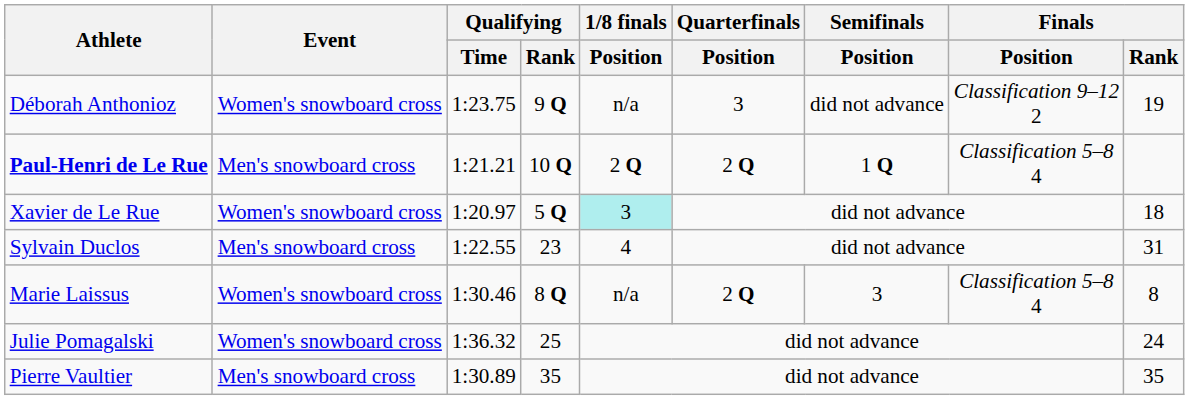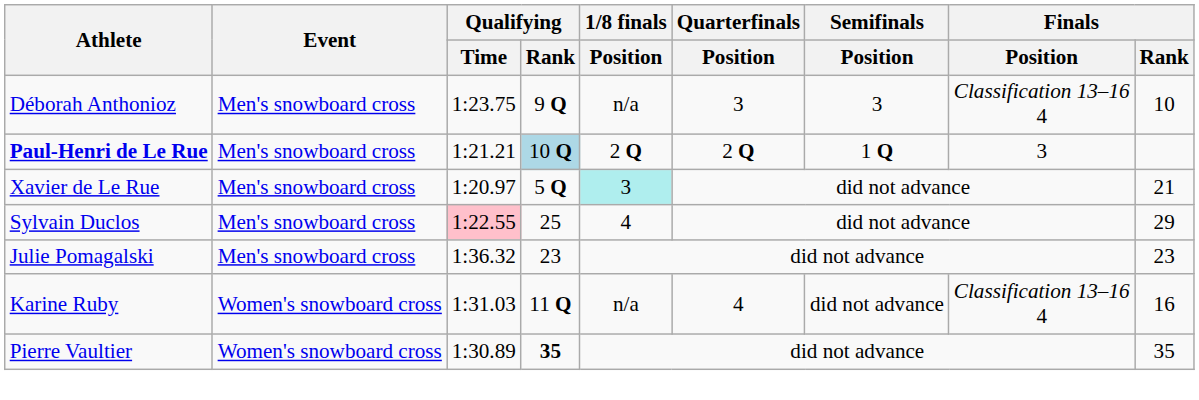(330, 104) Women's snowboard cross -> (316, 104) Men's snowboard cross
(877, 104) did not advance -> (877, 104) 3
(1036, 104) Classification 9–12 2 -> (1042, 104) Classification 13–16 4
(1154, 104) 19 -> (1164, 104) 10
(550, 164) no background -> (550, 152) lightblue background
(1036, 164) Classification 5–8 4 -> (1042, 152) 3
(330, 211) Women's snowboard cross -> (316, 186) Men's snowboard cross
(1154, 211) 18 -> (1164, 186) 21
(484, 246) no background -> (484, 221) pink background
(550, 246) 23 -> (550, 221) 25
(1154, 246) 31 -> (1164, 221) 29
- row: (69, 294)
(330, 341) Women's snowboard cross -> (316, 256) Men's snowboard cross
(550, 341) 25 -> (550, 256) 23
(1154, 341) 24 -> (1164, 256) 23
+ row: (64, 304)
(316, 376) Men's snowboard cross -> (330, 351) Women's snowboard cross
(550, 376) normal -> (550, 351) bold
